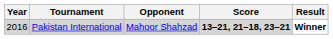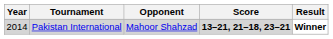(17, 27) 2016 -> (17, 27) 2014
